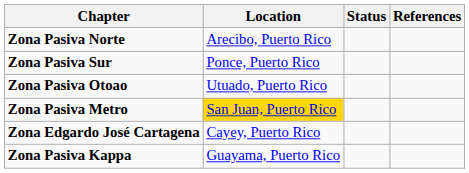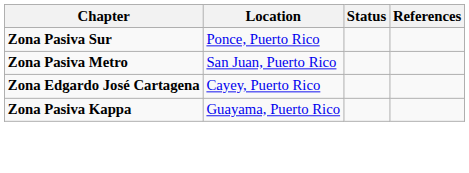- row: (66, 39)
- row: (68, 86)
(271, 109) gold background -> (271, 62) no background
